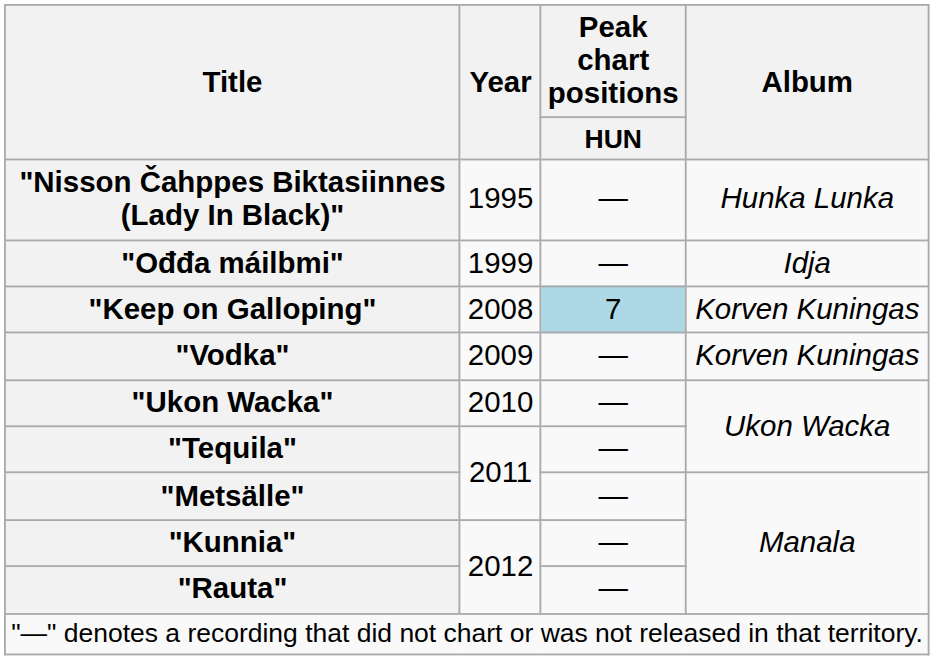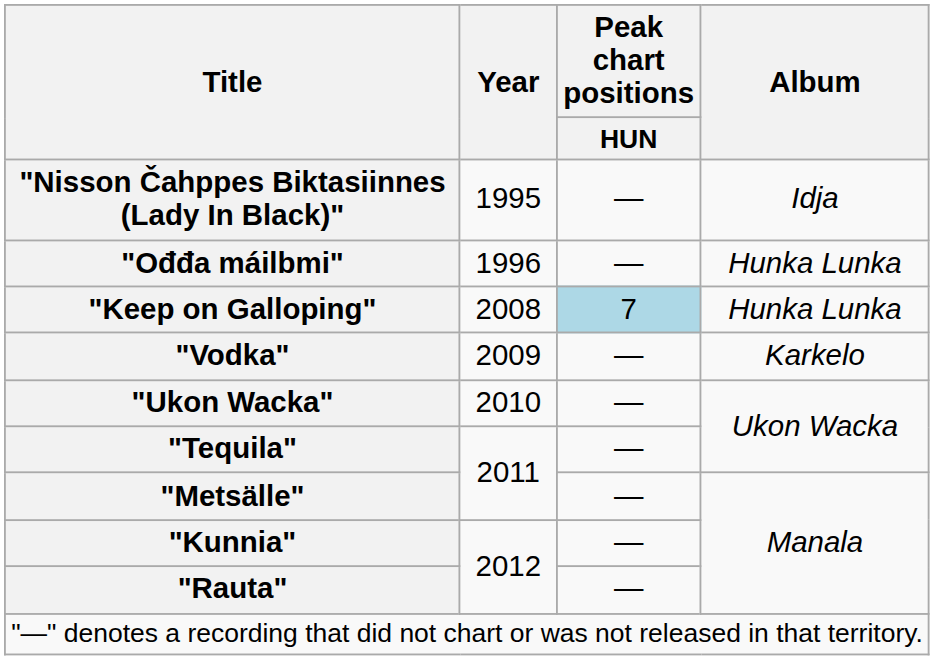(807, 199) Hunka Lunka -> (815, 199) Idja
(501, 262) 1999 -> (508, 262) 1996
(807, 262) Idja -> (815, 262) Hunka Lunka
(807, 309) Korven Kuningas -> (815, 309) Hunka Lunka
(807, 355) Korven Kuningas -> (815, 355) Karkelo
